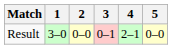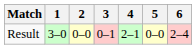+ column: (179, 14)
